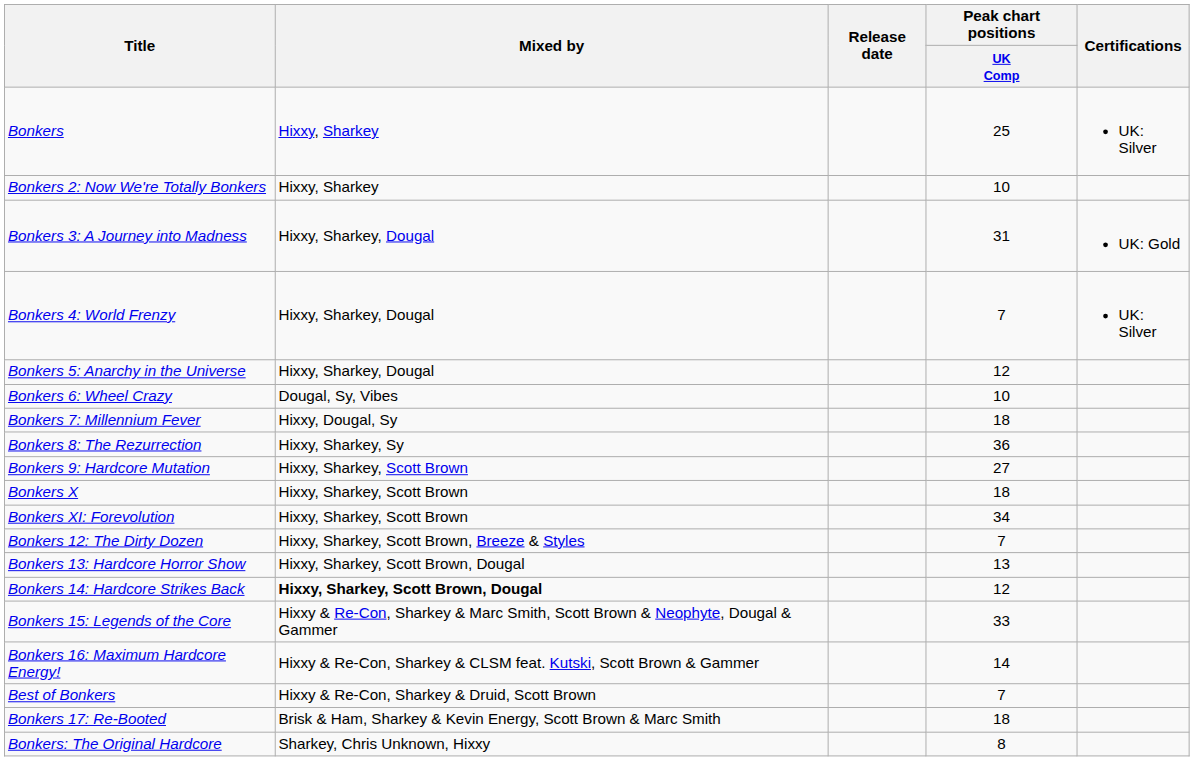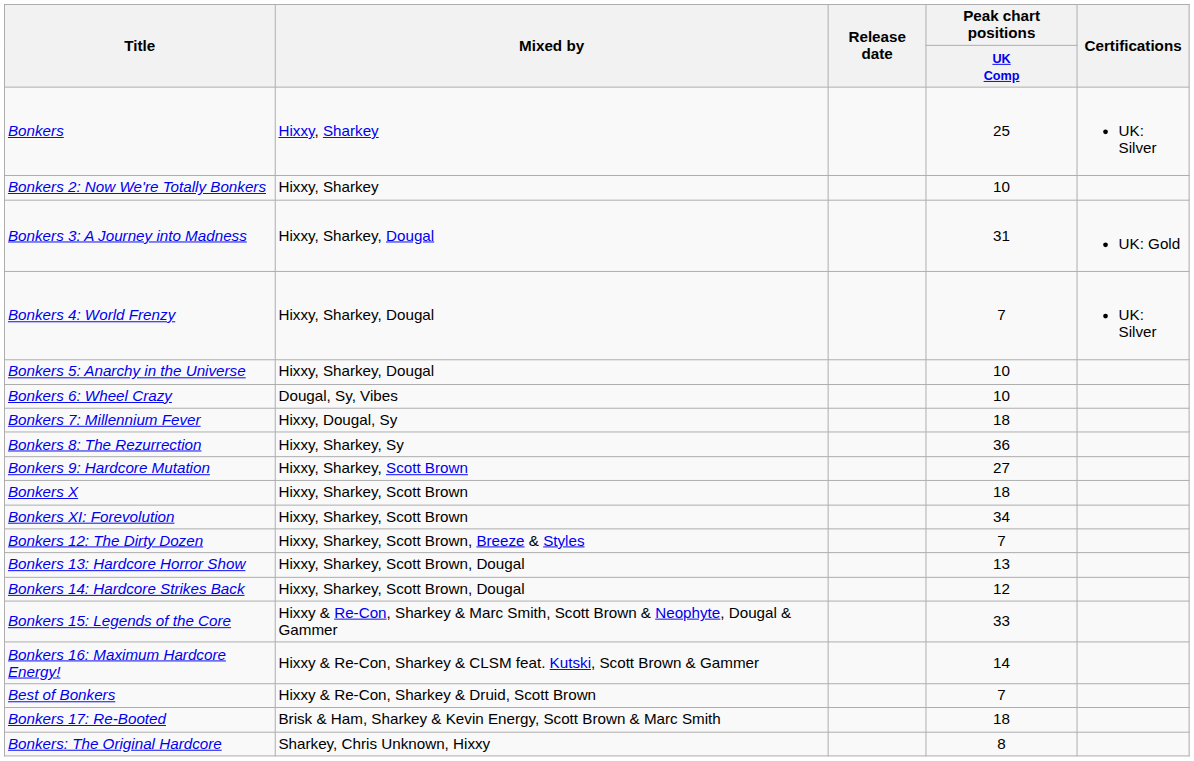(1002, 372) 12 -> (1002, 372) 10
(410, 589) bold -> (402, 589) normal
